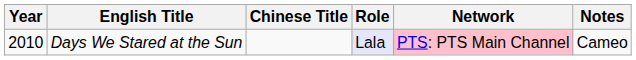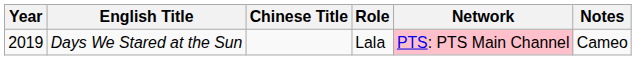(26, 42) 2010 -> (26, 42) 2019
(370, 42) lavender background -> (370, 42) no background
